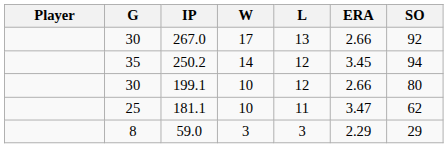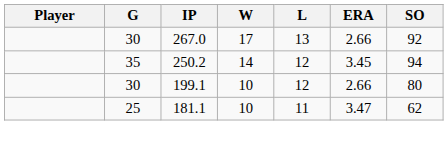- row: (189, 131)
